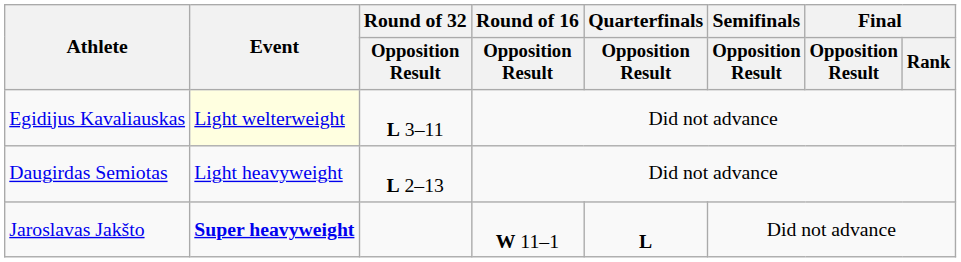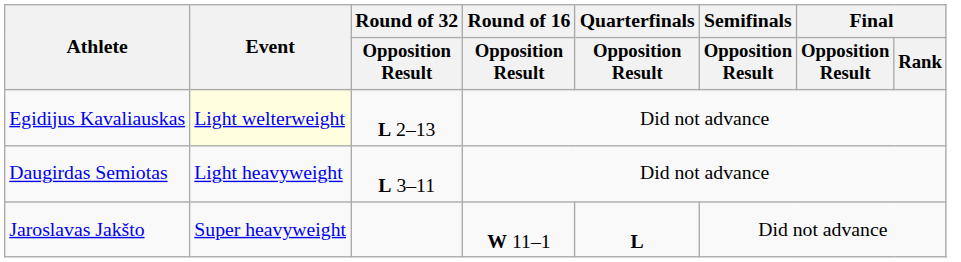(415, 129) L 3–11 -> (407, 129) L 2–13
(415, 185) L 2–13 -> (407, 185) L 3–11
(274, 229) bold -> (270, 229) normal
